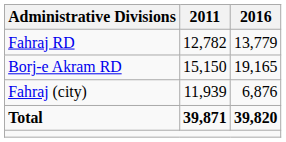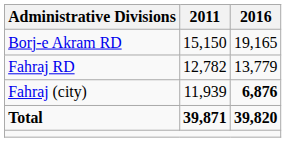rows swapped: (65, 67) <-> (41, 42)
(260, 92) normal -> (260, 92) bold
